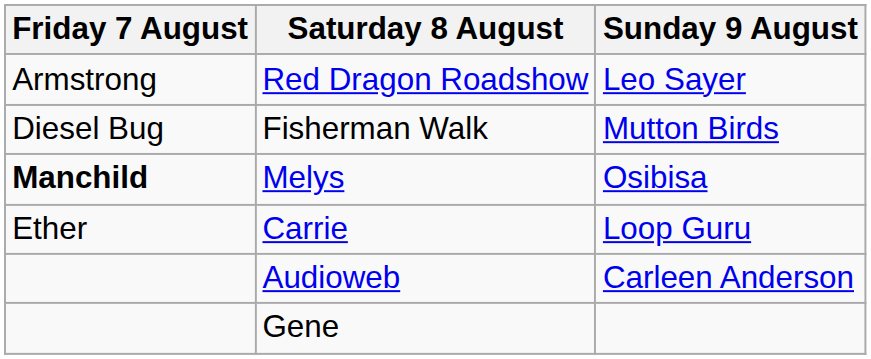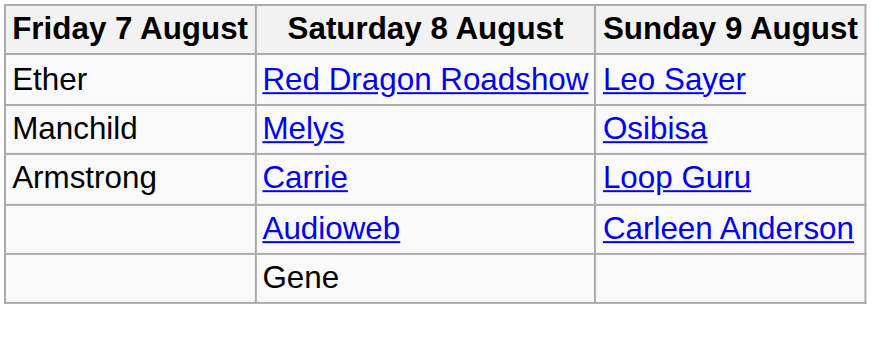(85, 79) Armstrong -> (50, 79) Ether
- row: (375, 128)
(80, 178) bold -> (75, 128) normal
(50, 228) Ether -> (85, 178) Armstrong
